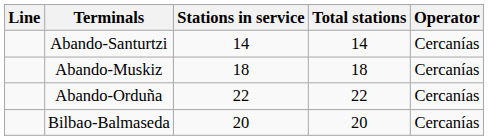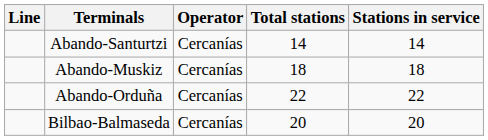columns swapped: (241, 17) <-> (447, 17)
